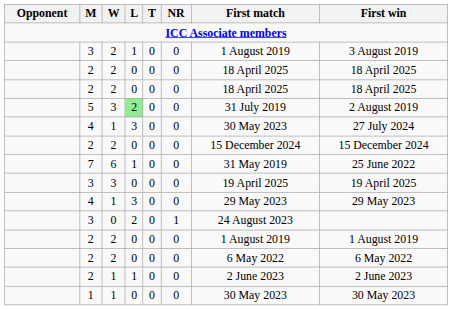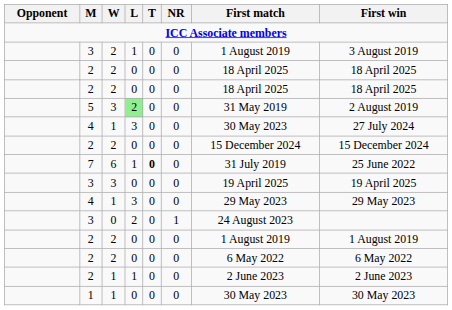(255, 107) 31 July 2019 -> (255, 107) 31 May 2019
(152, 164) normal -> (152, 164) bold
(255, 164) 31 May 2019 -> (255, 164) 31 July 2019
